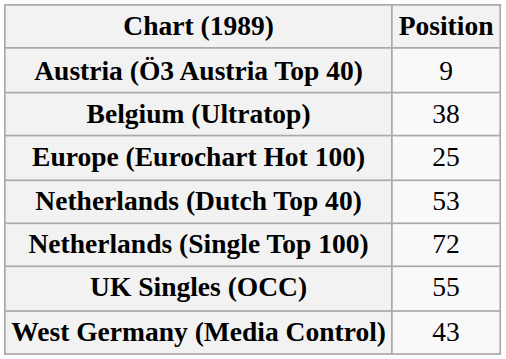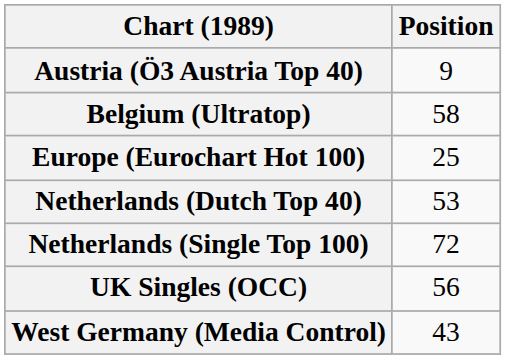(446, 113) 38 -> (446, 113) 58
(446, 288) 55 -> (446, 288) 56
